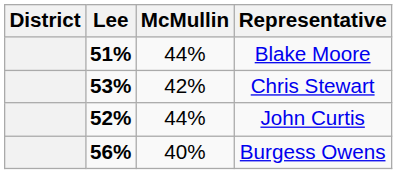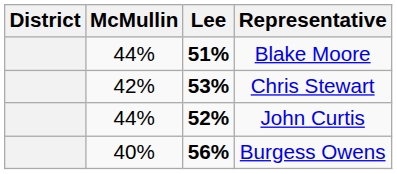columns swapped: (111, 20) <-> (185, 20)
